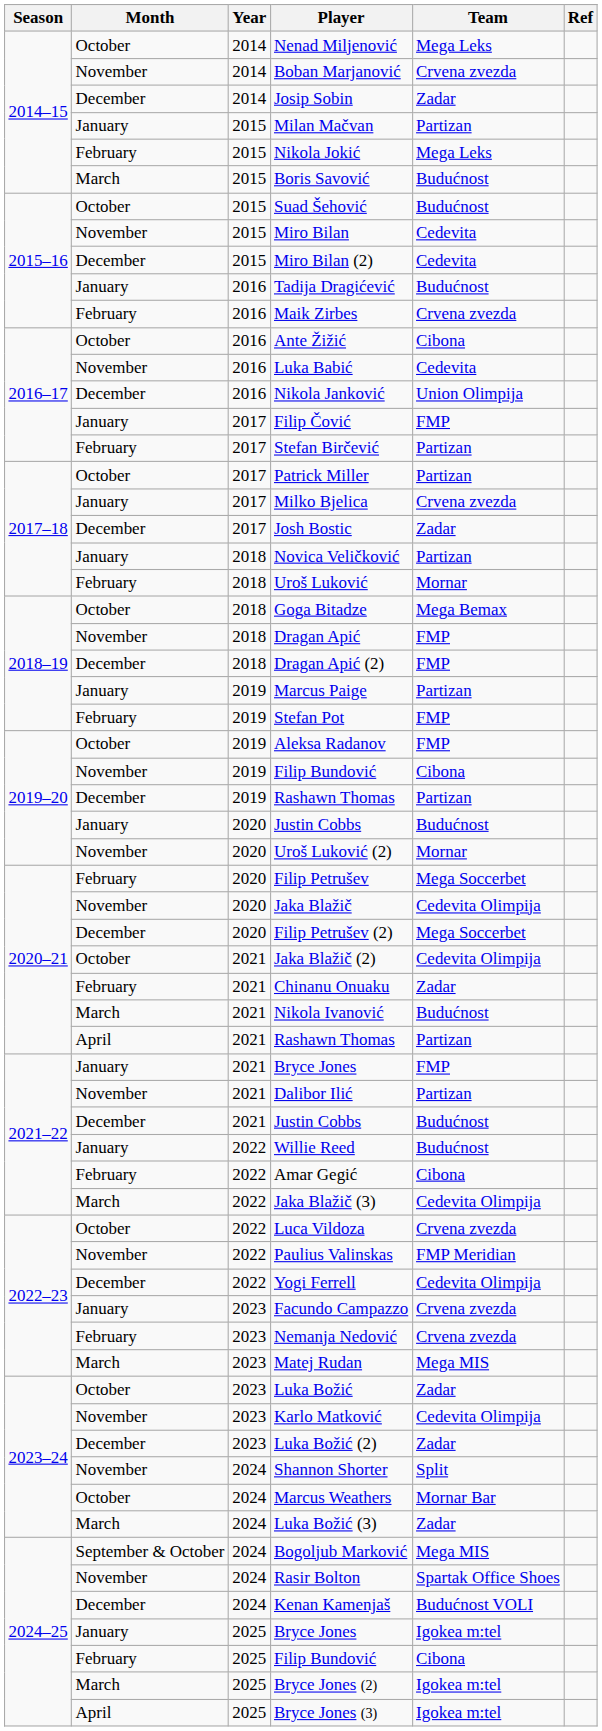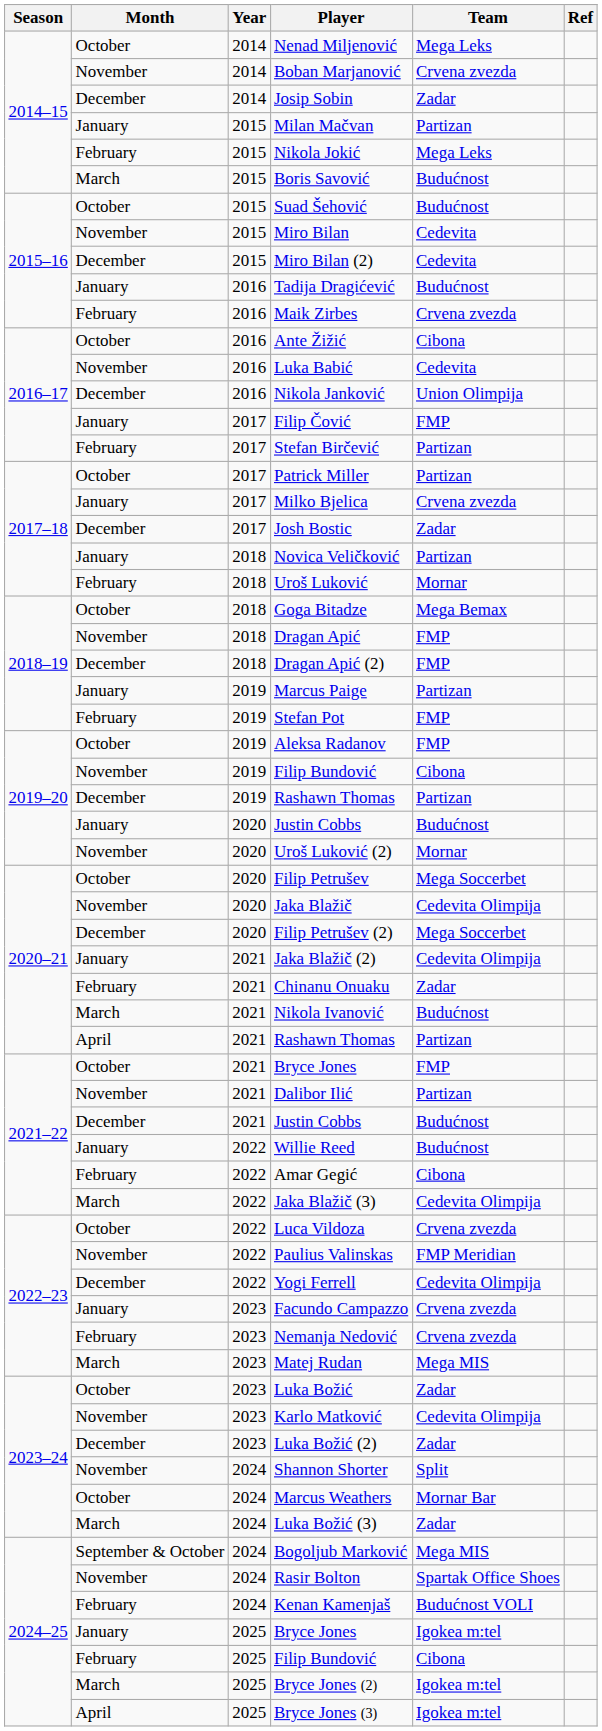(106, 878) February -> (103, 878) October
(103, 959) October -> (102, 959) January
(102, 1066) January -> (103, 1066) October
(110, 1604) December -> (106, 1604) February
